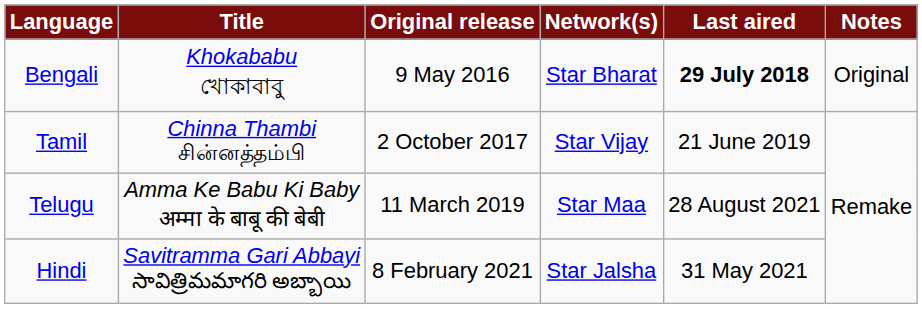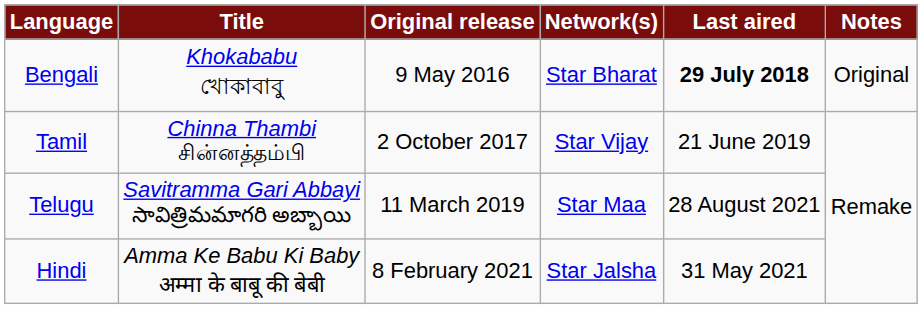(242, 204) Amma Ke Babu Ki Baby अम्मा के बाबू की बेबी -> (242, 202) Savitramma Gari Abbayi సావిత్రిమమాగరి అబ్బాయి
(242, 267) Savitramma Gari Abbayi సావిత్రిమమాగరి అబ్బాయి -> (242, 269) Amma Ke Babu Ki Baby अम्मा के बाबू की बेबी
